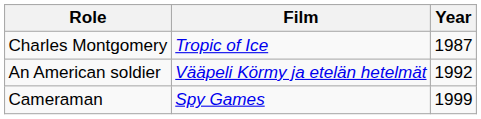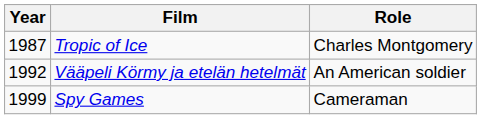columns swapped: (453, 18) <-> (88, 18)
